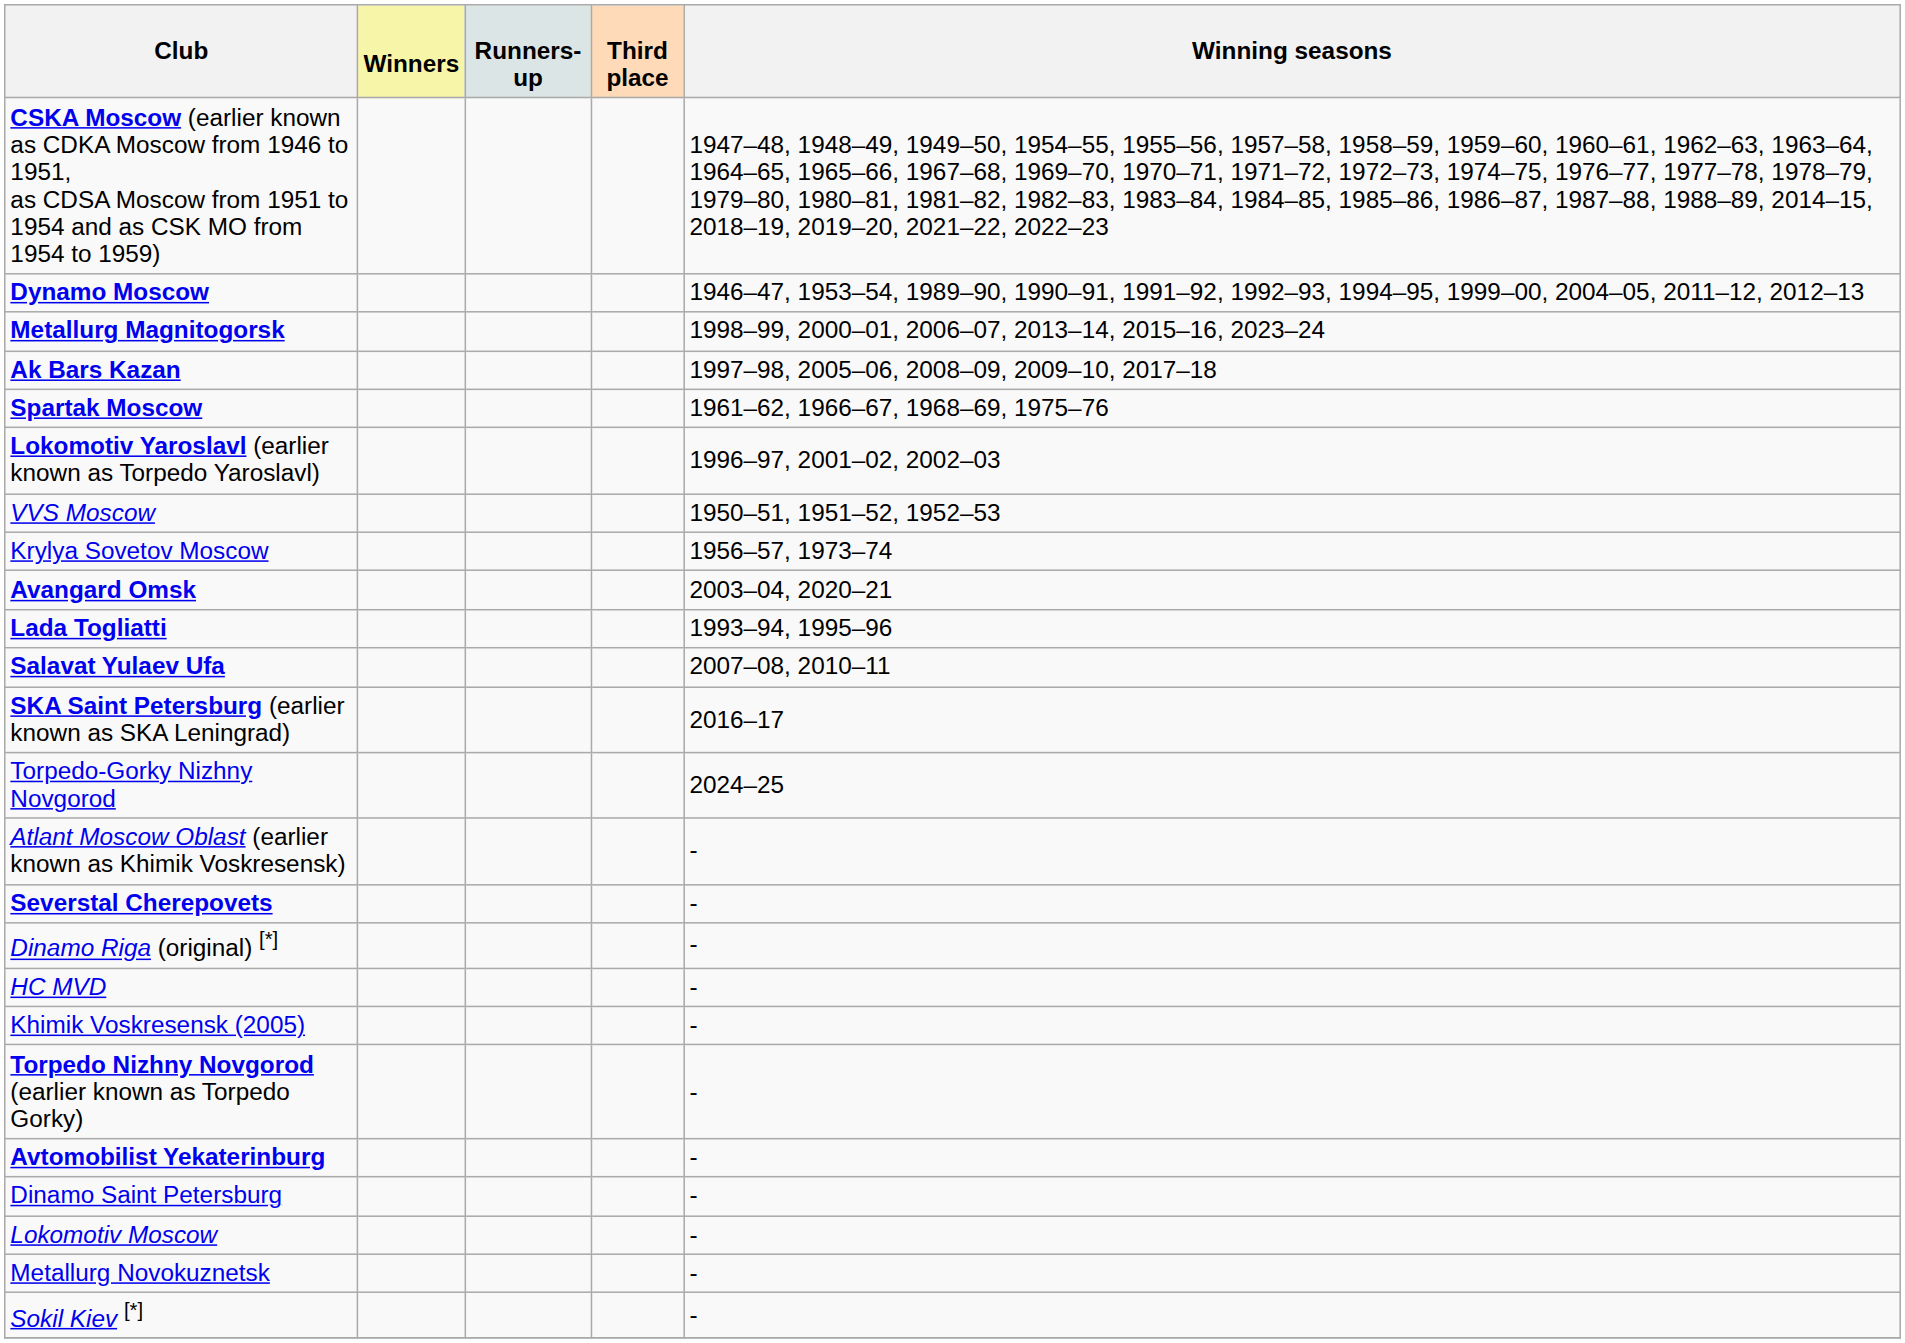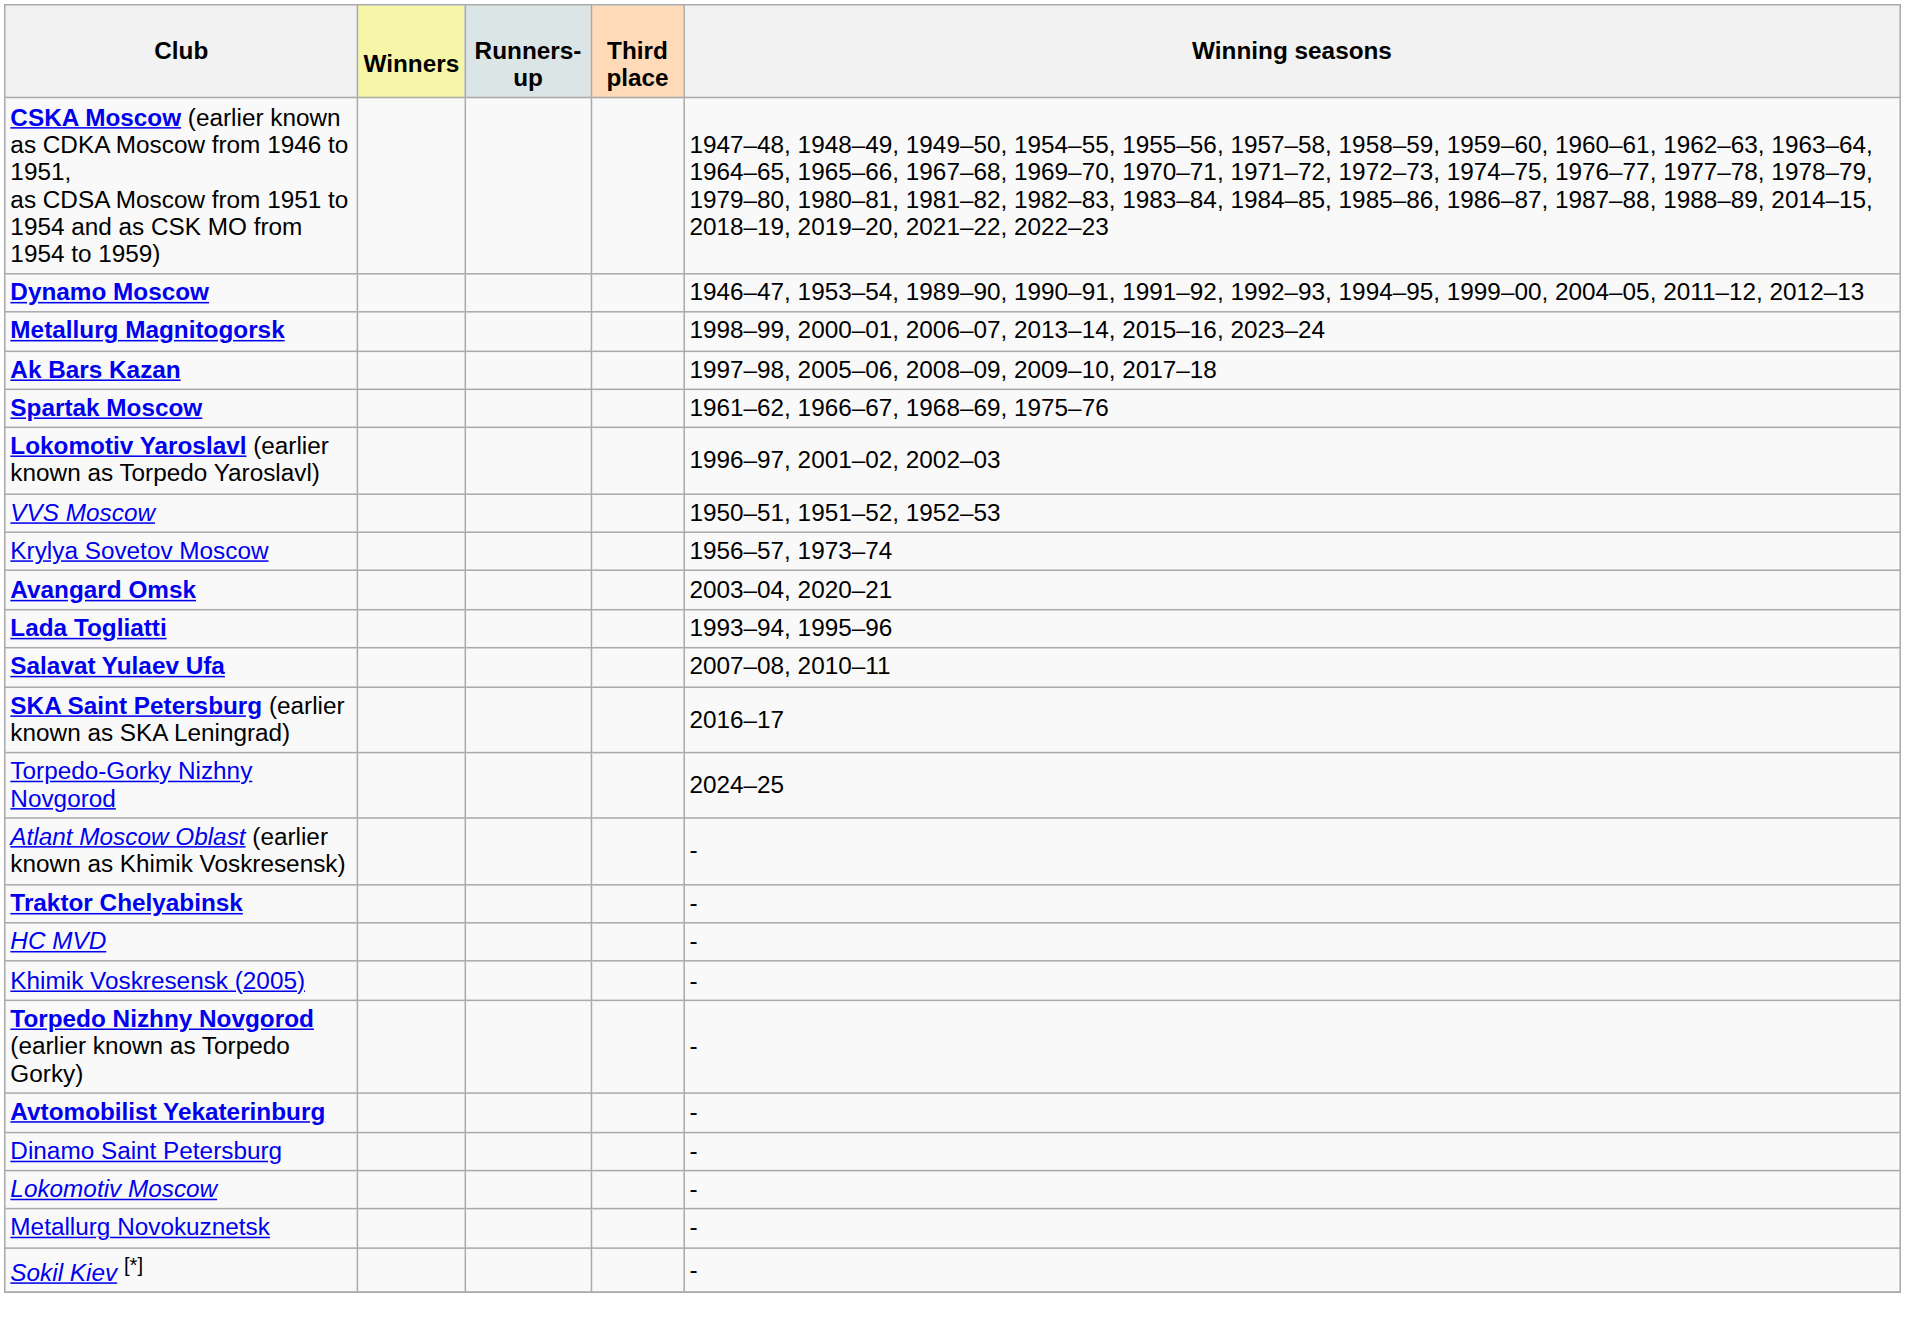+ row: (127, 903)
- row: (141, 903)
- row: (144, 945)
